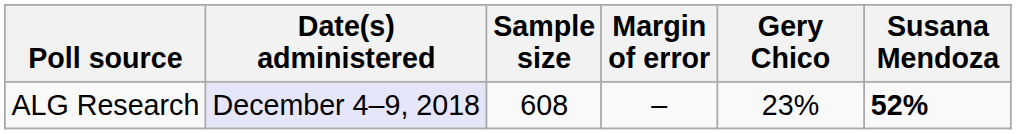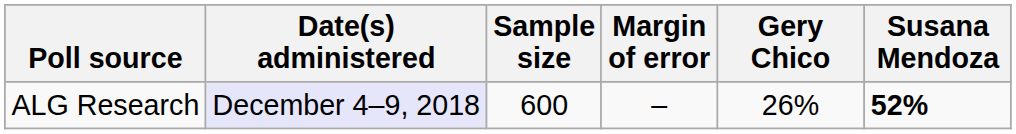(544, 104) 608 -> (544, 104) 600
(791, 104) 23% -> (791, 104) 26%
